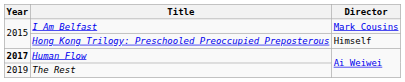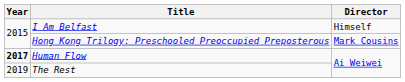(366, 26) Mark Cousins -> (353, 26) Himself
(353, 41) Himself -> (366, 41) Mark Cousins
